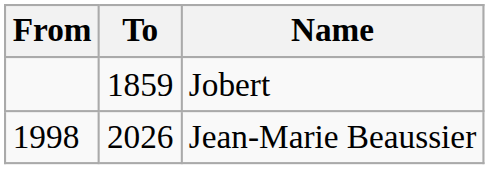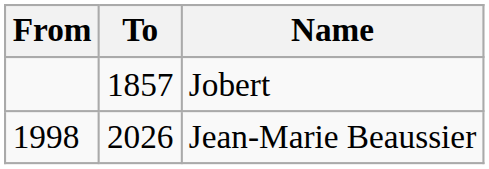(140, 83) 1859 -> (140, 83) 1857
